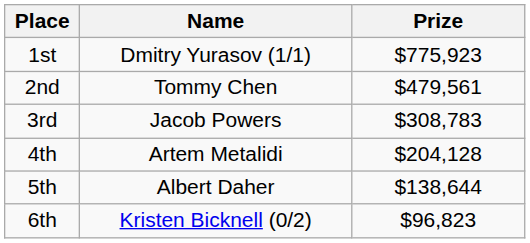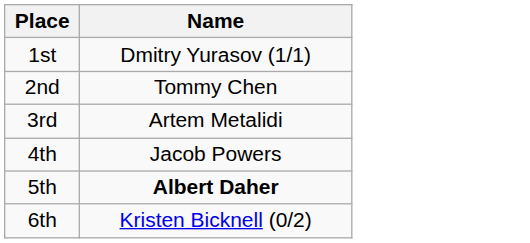- column: (438, 21)
(216, 120) Jacob Powers -> (216, 120) Artem Metalidi
(216, 154) Artem Metalidi -> (216, 154) Jacob Powers
(216, 187) normal -> (216, 187) bold
